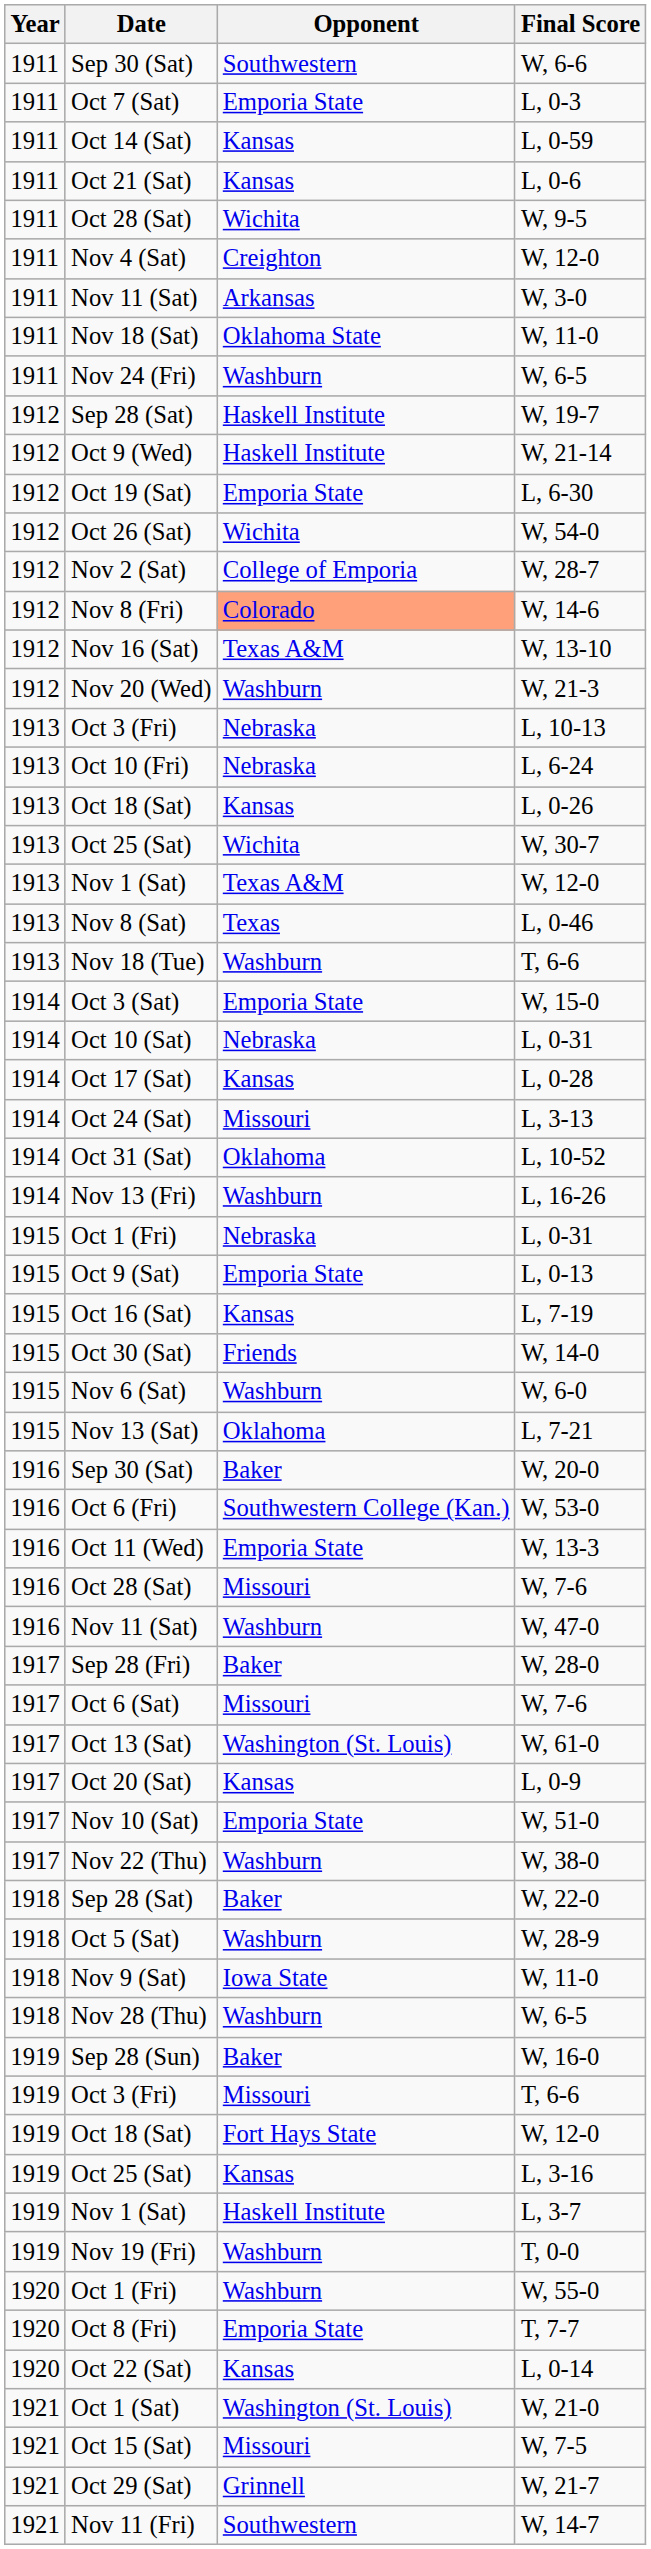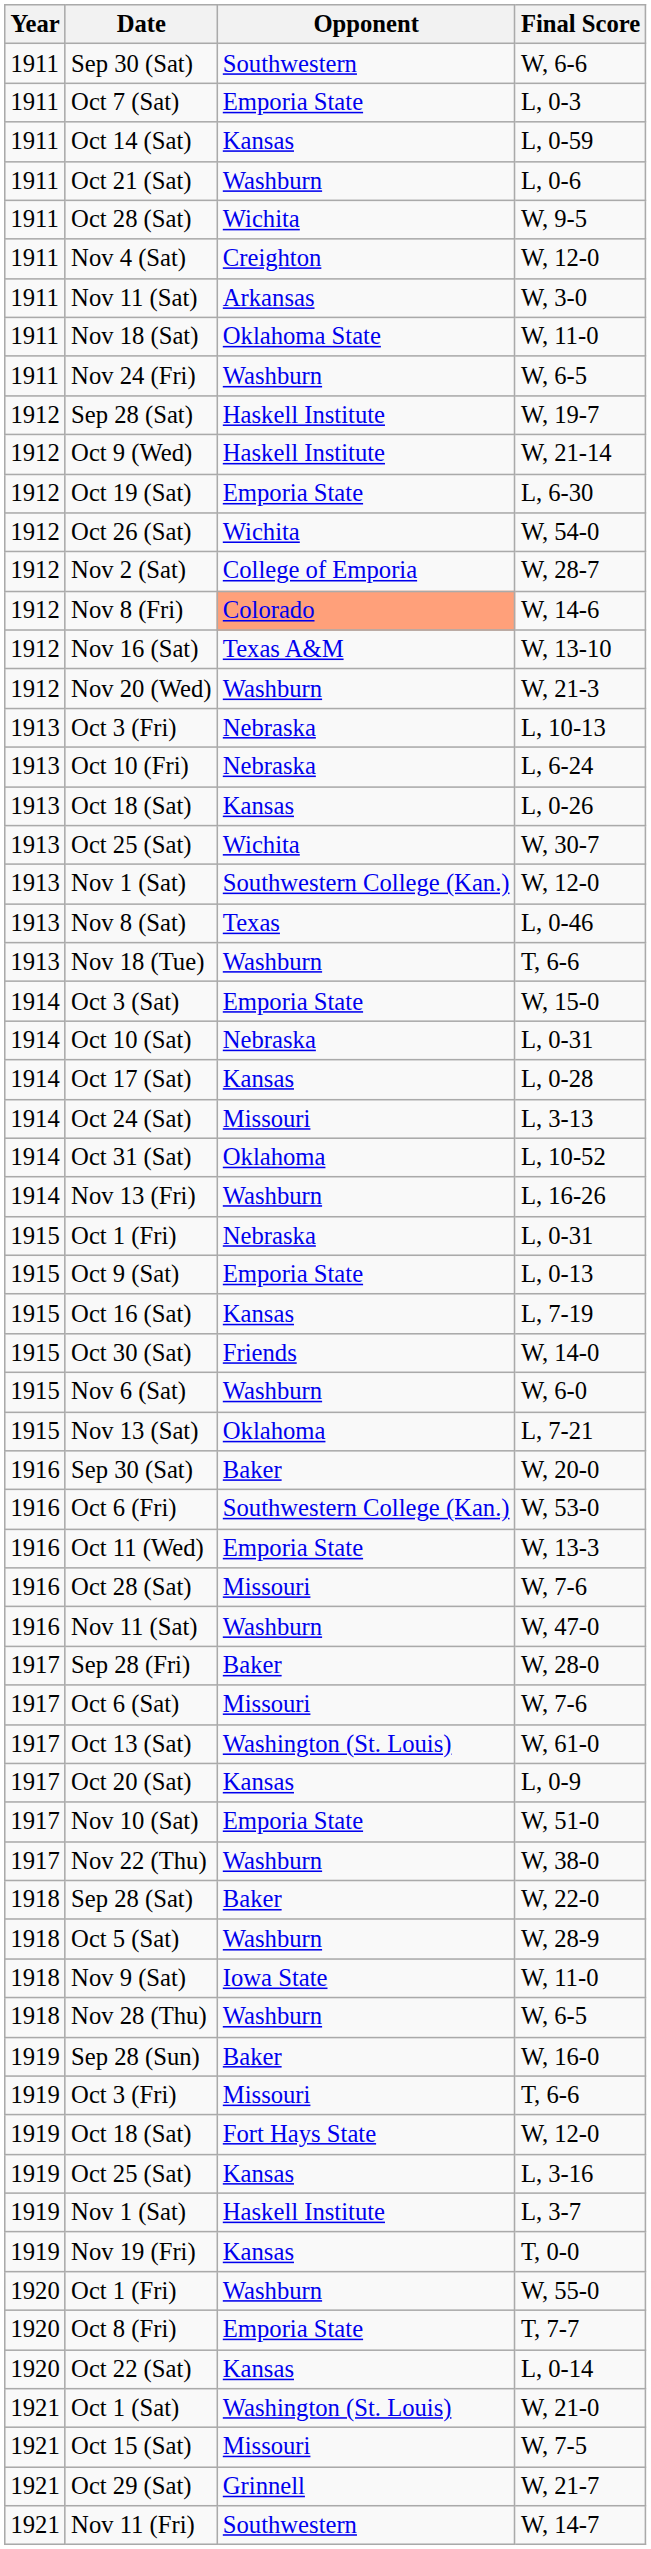(258, 180) Kansas -> (272, 180) Washburn
(283, 883) Texas A&M -> (366, 883) Southwestern College (Kan.)
(272, 2251) Washburn -> (258, 2251) Kansas
